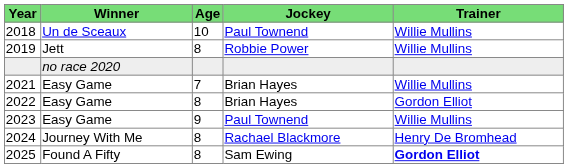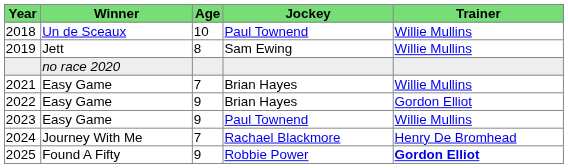(266, 49) Robbie Power -> (258, 49) Sam Ewing
(197, 102) 8 -> (197, 102) 9
(197, 137) 8 -> (197, 137) 7
(197, 155) 8 -> (197, 155) 9
(258, 155) Sam Ewing -> (266, 155) Robbie Power
